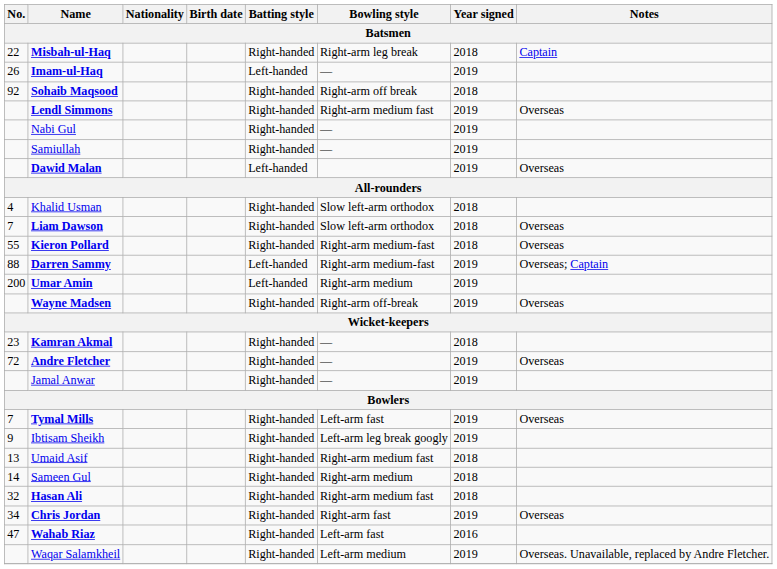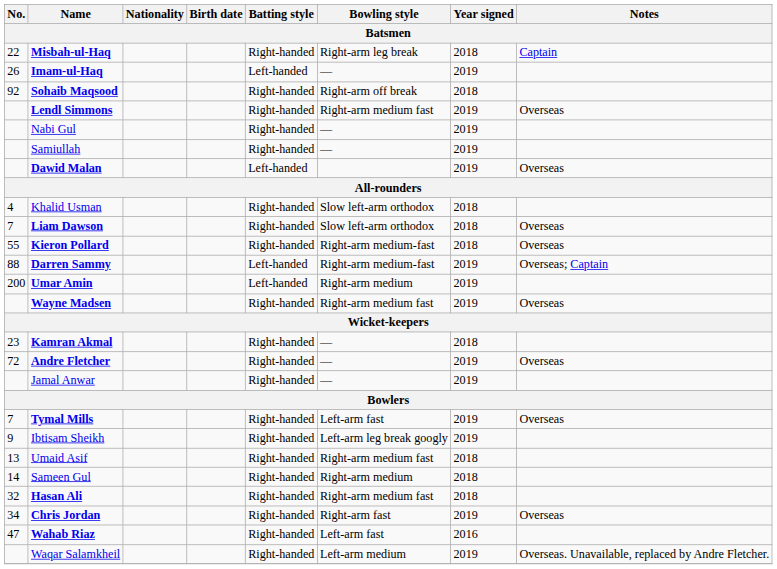(369, 303) Right-arm off-break -> (377, 303) Right-arm medium fast
